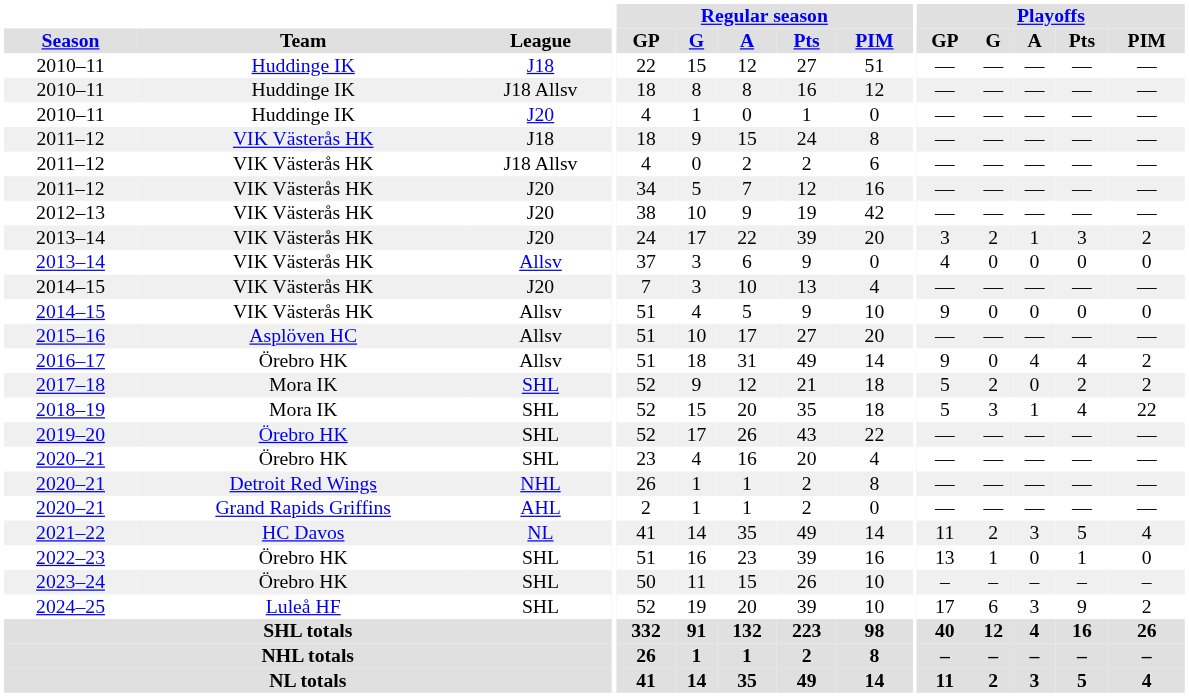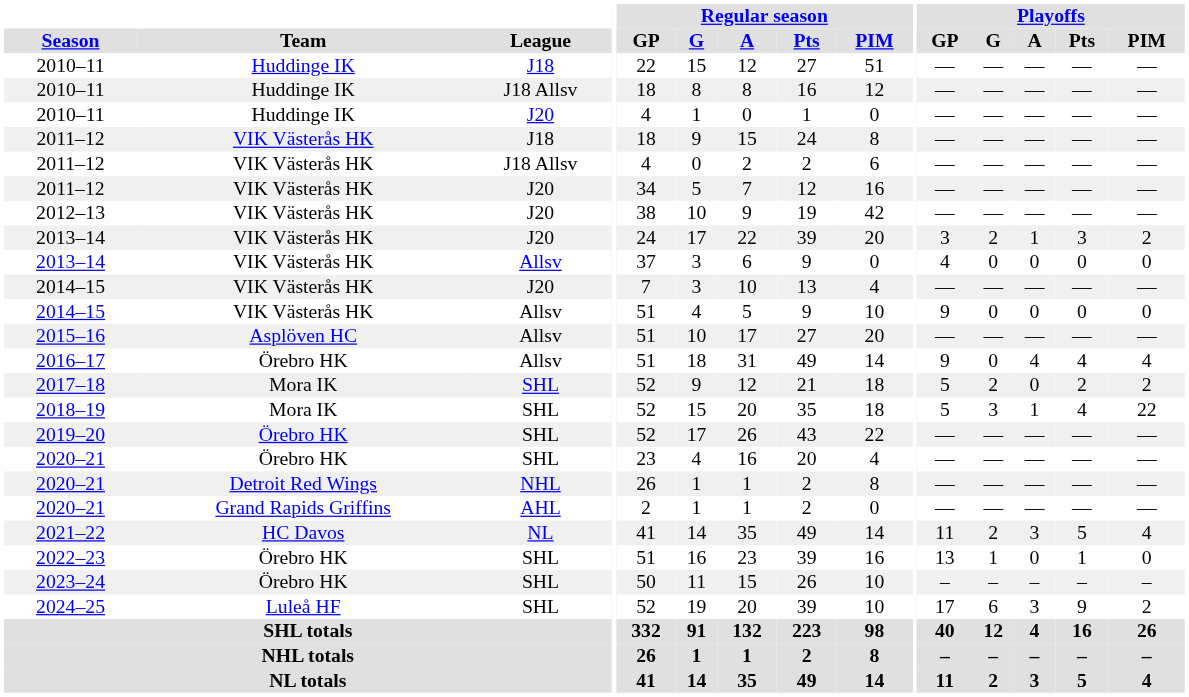(1147, 360) 2 -> (1147, 360) 4
